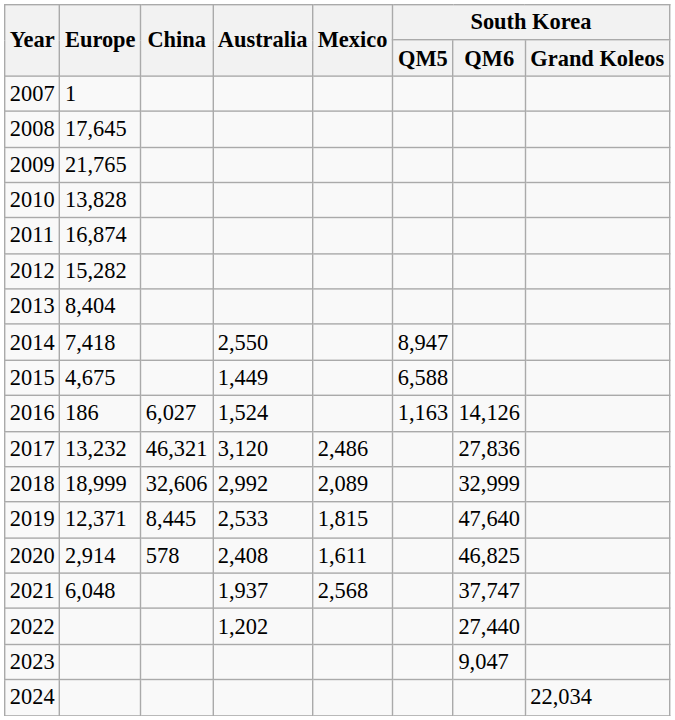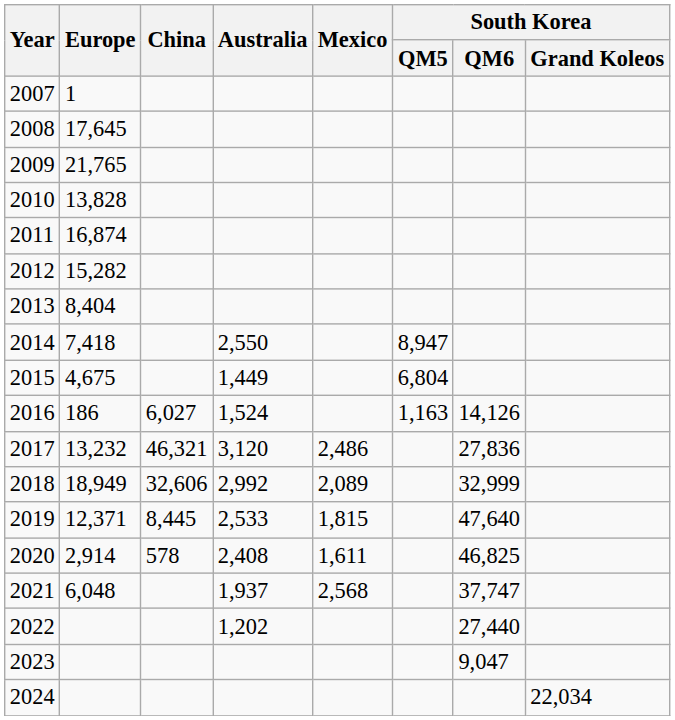(423, 377) 6,588 -> (423, 377) 6,804
(96, 484) 18,999 -> (96, 484) 18,949
